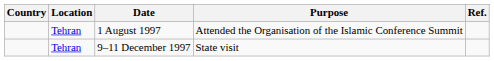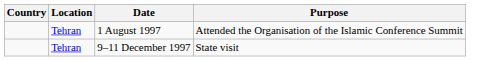- column: (477, 13)
